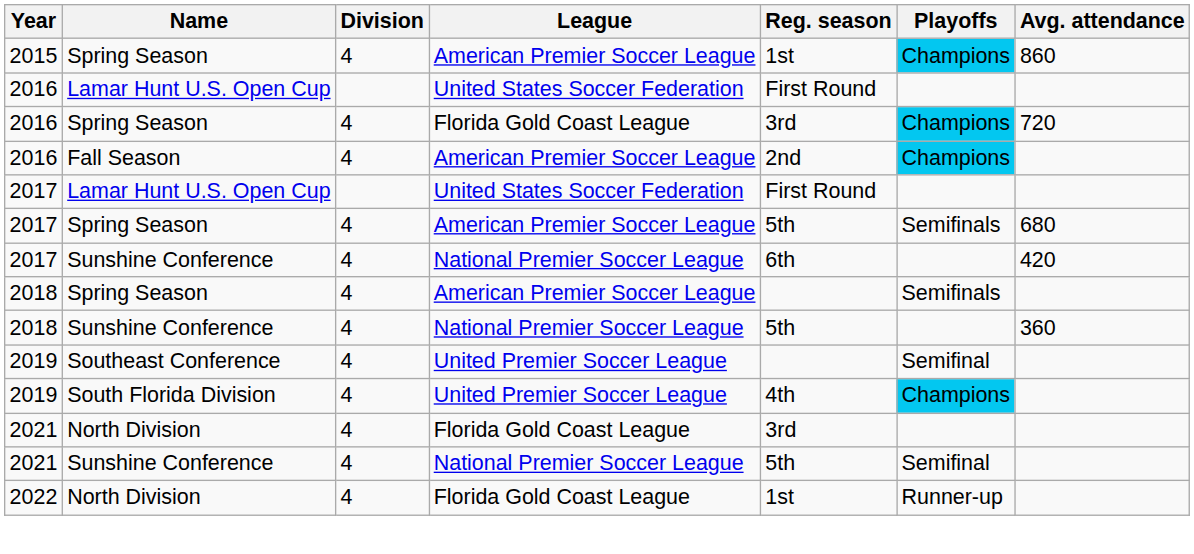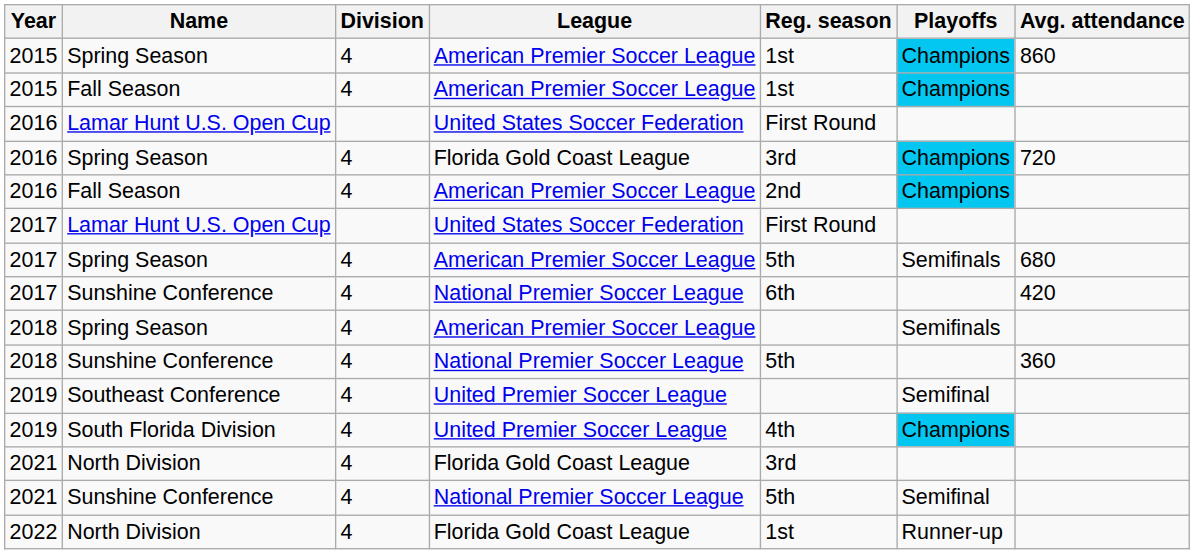+ row: (33, 89)
